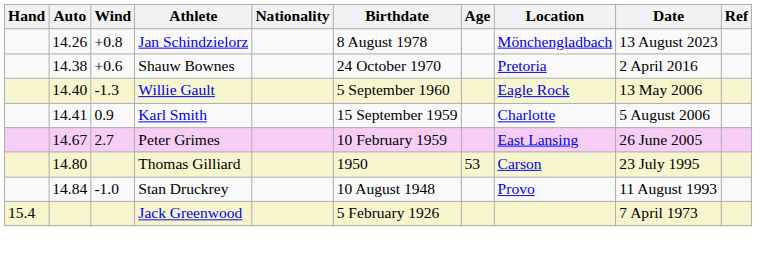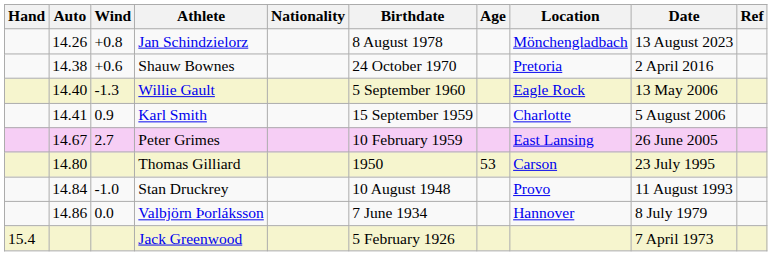+ row: (201, 213)
